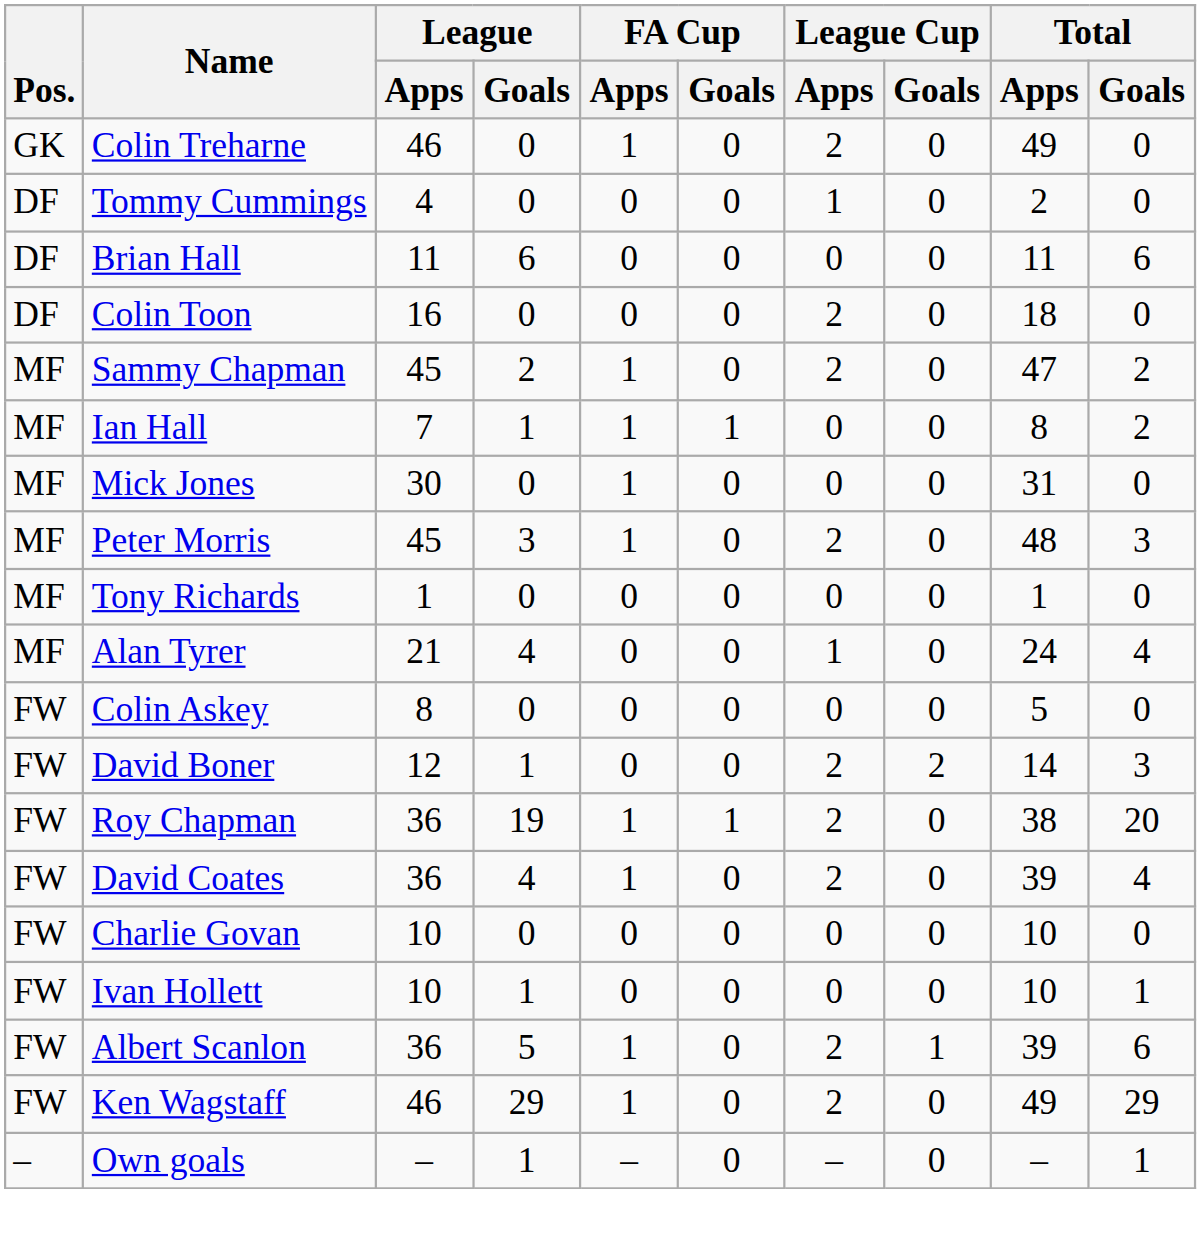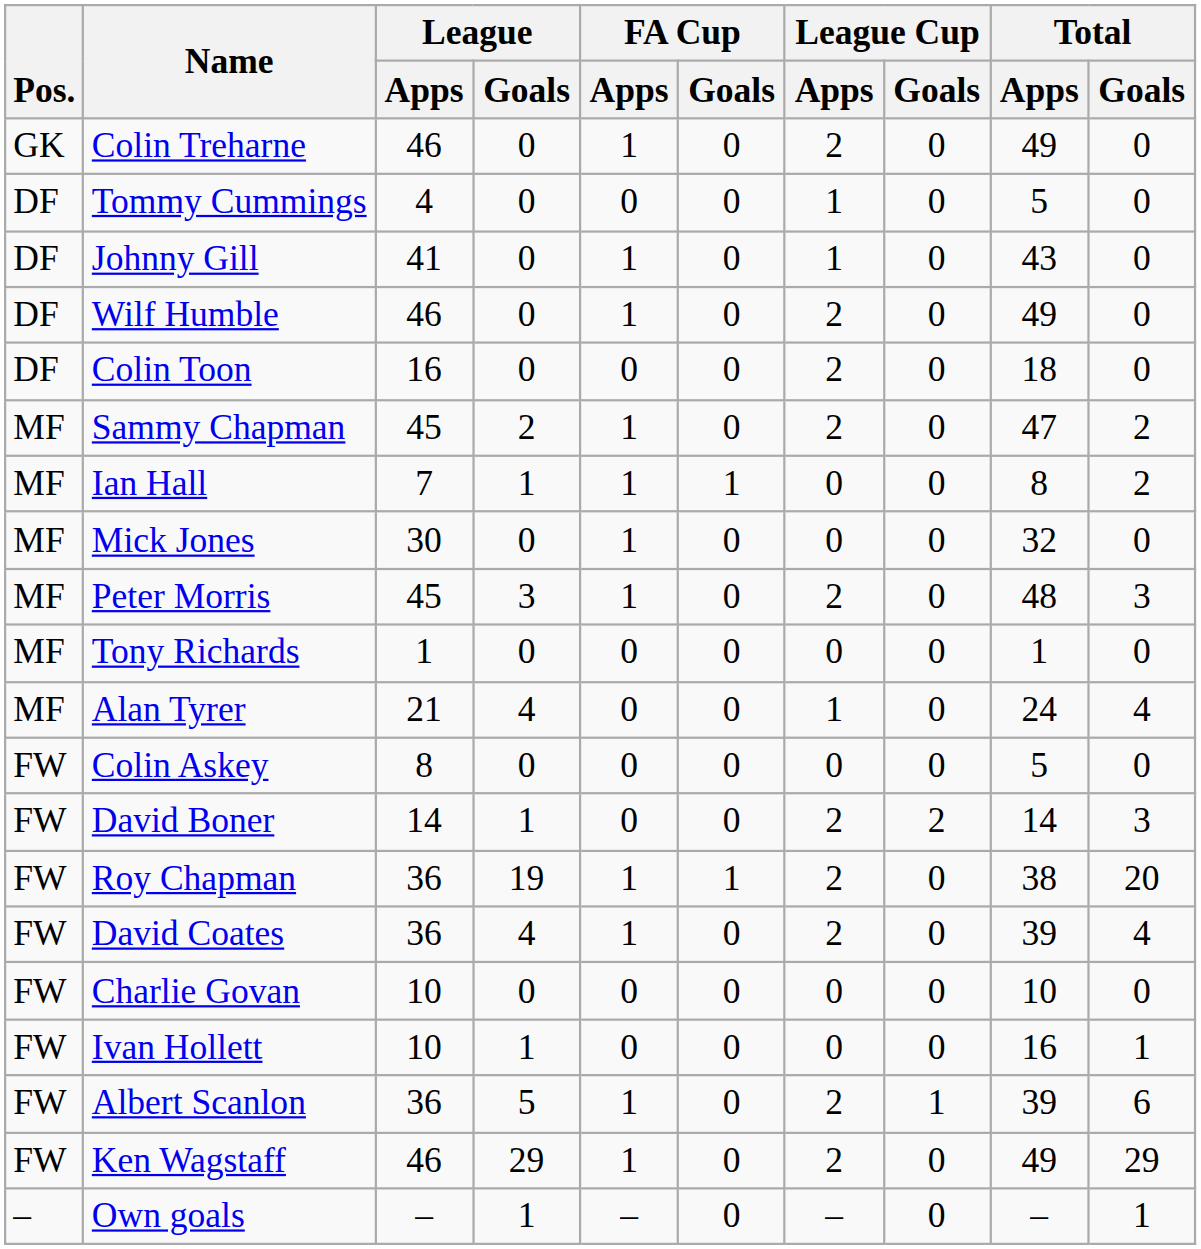(1039, 201) 2 -> (1039, 201) 5
+ row: (175, 257)
- row: (166, 257)
+ row: (185, 314)
(1039, 483) 31 -> (1039, 539) 32
(424, 764) 12 -> (424, 821) 14
(1039, 990) 10 -> (1039, 1046) 16
